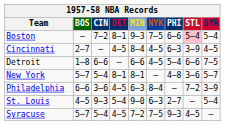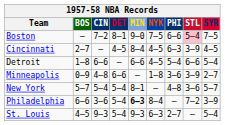(137, 37) 9–3 -> (137, 37) 9–0
(211, 37) 5–4 -> (211, 37) 7–5
(211, 63) 7–5 -> (211, 63) 5–4
+ row: (33, 76)
(119, 76) 8–1 -> (119, 89) 5–4
(119, 89) 4–5 -> (119, 102) 5–4
(137, 89) normal -> (137, 102) bold
(137, 102) 9–0 -> (137, 115) 9–3
- row: (26, 115)
